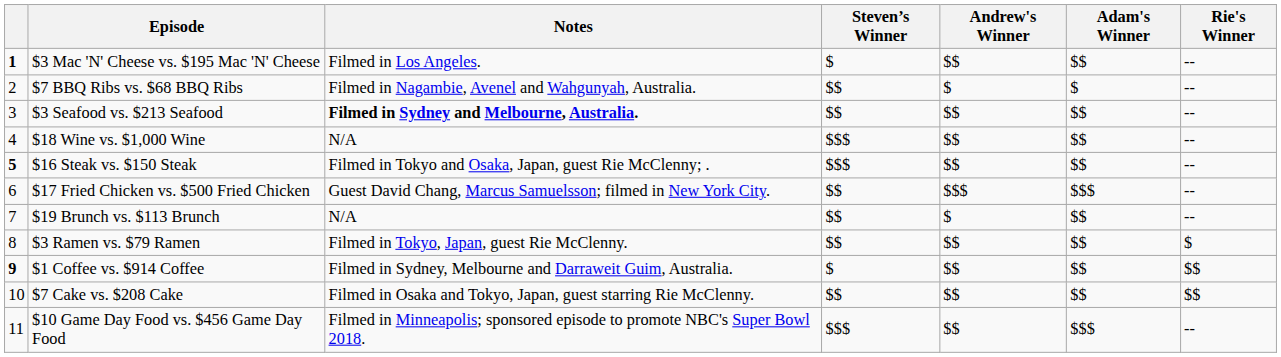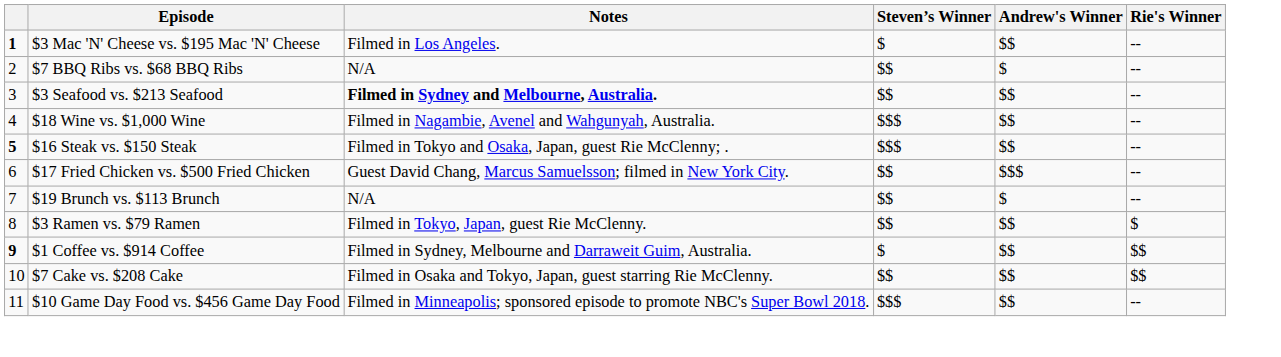- column: (1123, 26)
(512, 87) Filmed in Nagambie, Avenel and Wahgunyah, Australia. -> (361, 69) N/A
(343, 139) N/A -> (531, 120) Filmed in Nagambie, Avenel and Wahgunyah, Australia.
